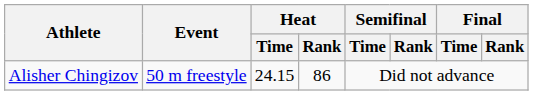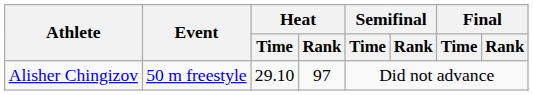(275, 75) 24.15 -> (275, 75) 29.10
(322, 75) 86 -> (322, 75) 97
